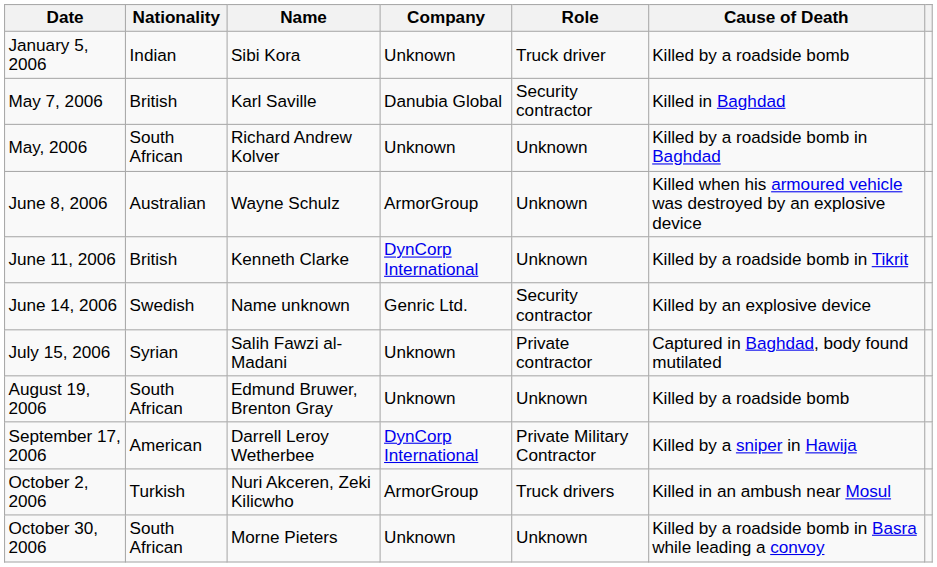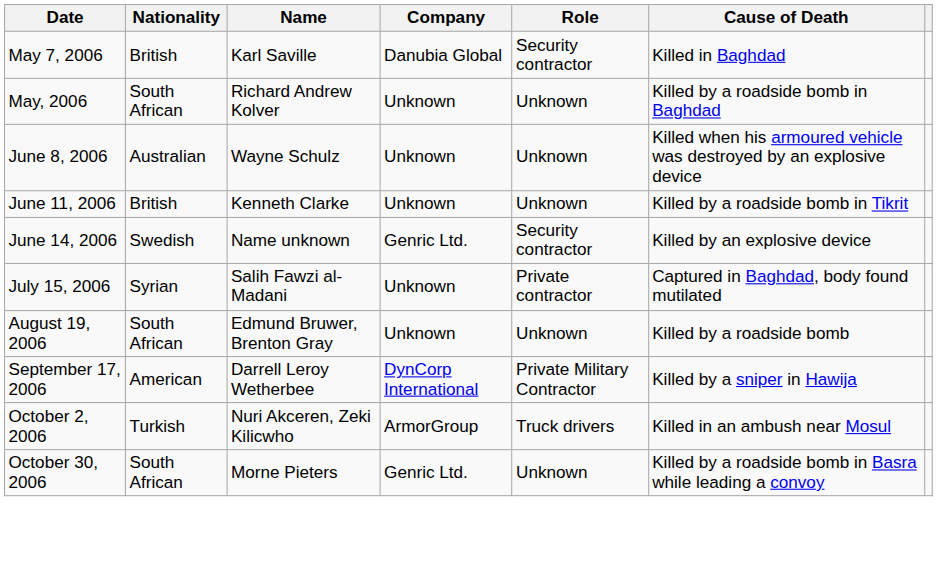- row: (48, 54)
(431, 203) ArmorGroup -> (420, 157) Unknown
(431, 259) DynCorp International -> (420, 203) Unknown
(420, 538) Unknown -> (426, 472) Genric Ltd.
